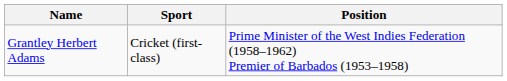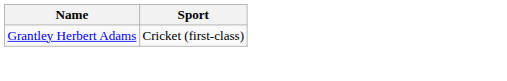- column: (364, 14)
